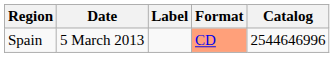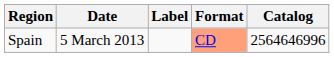(288, 40) 2544646996 -> (288, 40) 2564646996
